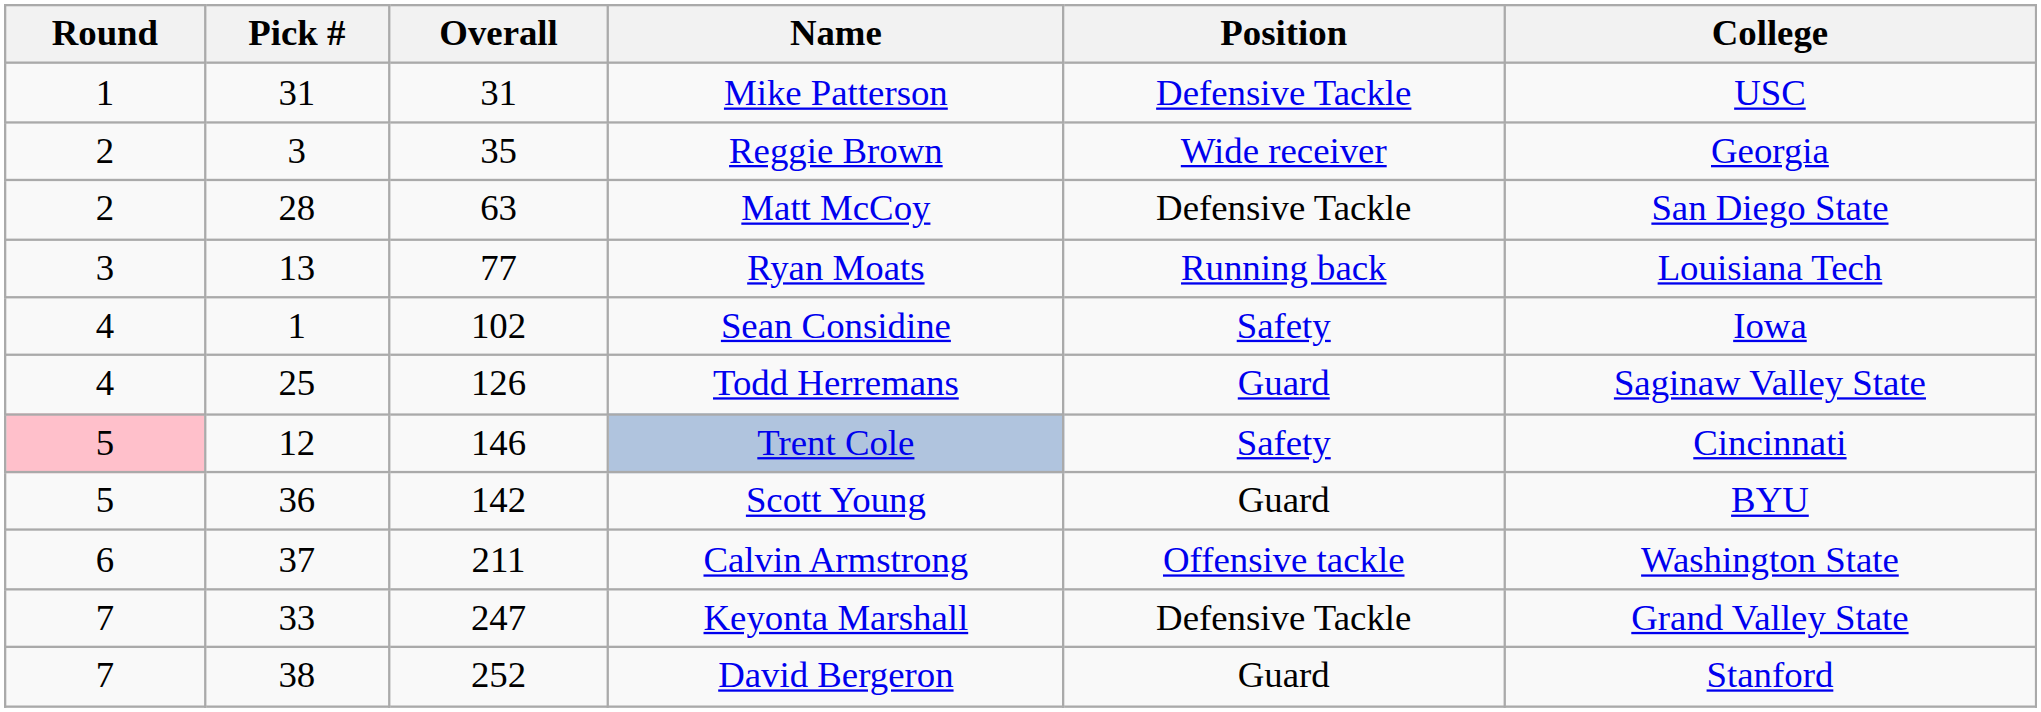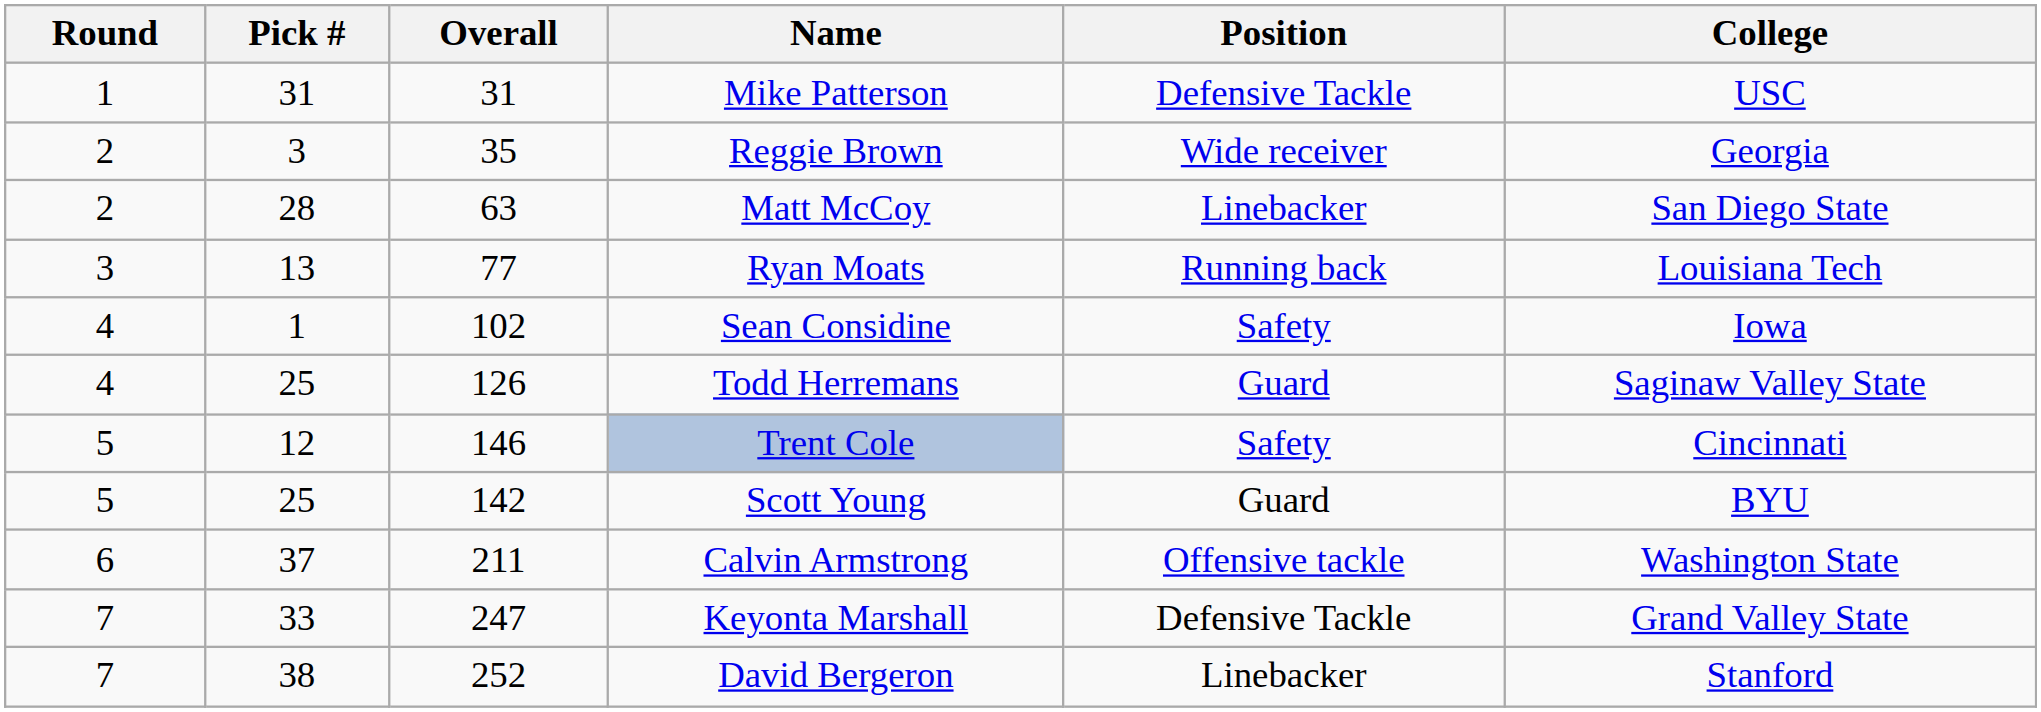(1284, 208) Defensive Tackle -> (1284, 208) Linebacker
(105, 442) pink background -> (105, 442) no background
(297, 500) 36 -> (297, 500) 25
(1284, 675) Guard -> (1284, 675) Linebacker
